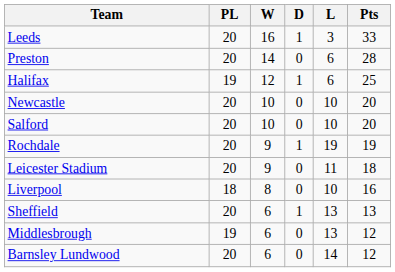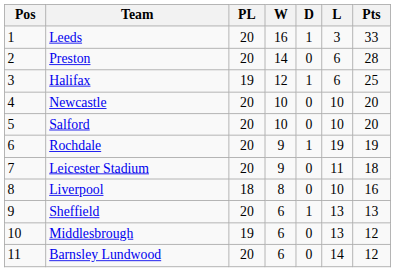+ column: (25, 15)
